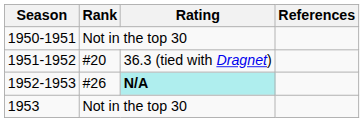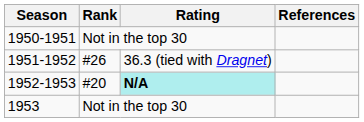(94, 60) #20 -> (94, 60) #26
(94, 83) #26 -> (94, 83) #20
